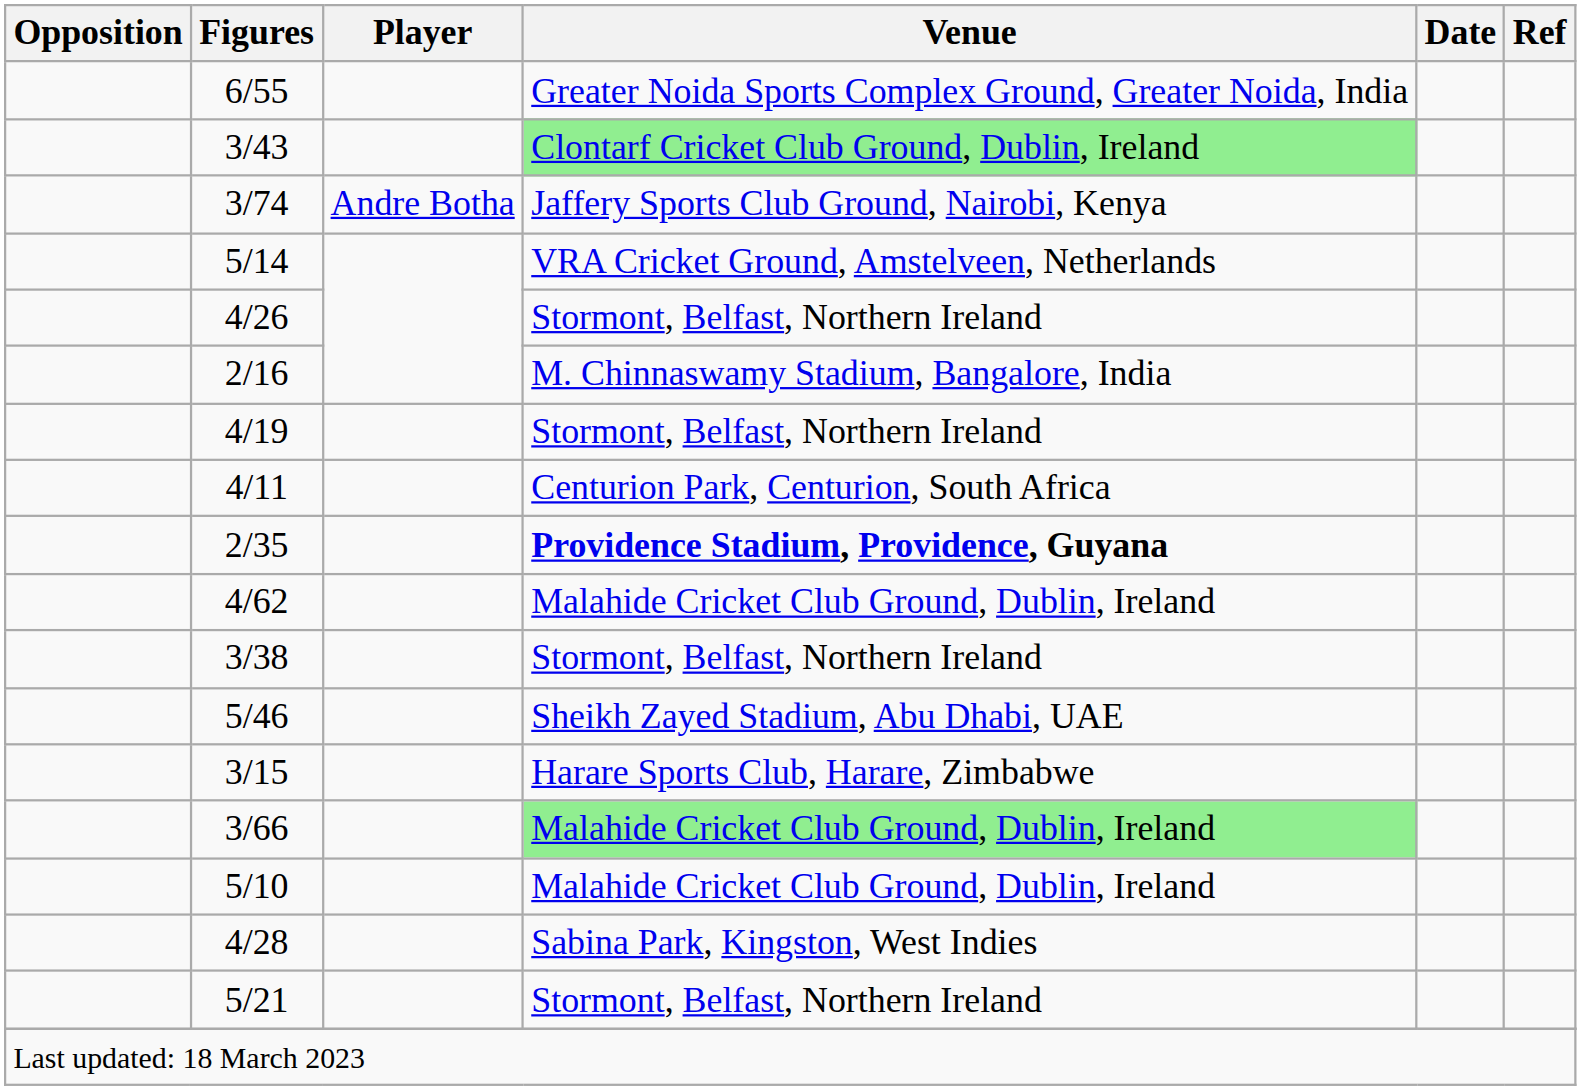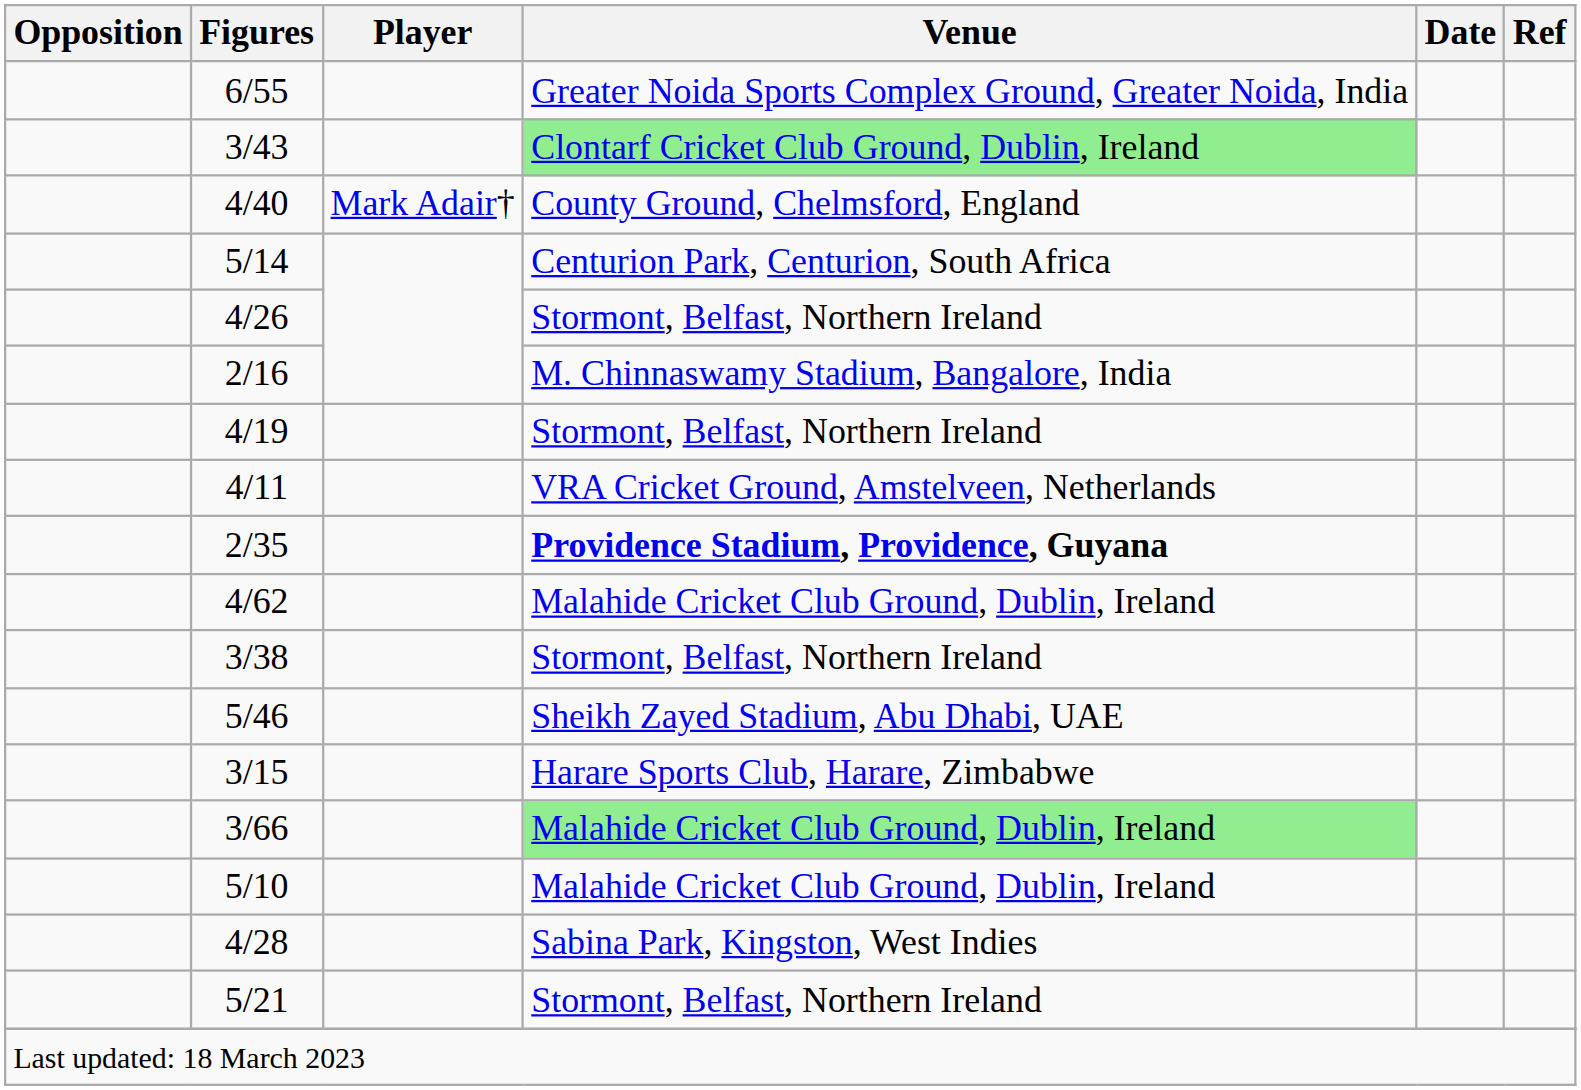+ row: (257, 203)
- row: (257, 203)
(874, 260) VRA Cricket Ground, Amstelveen, Netherlands -> (821, 260) Centurion Park, Centurion, South Africa
(821, 487) Centurion Park, Centurion, South Africa -> (874, 487) VRA Cricket Ground, Amstelveen, Netherlands
